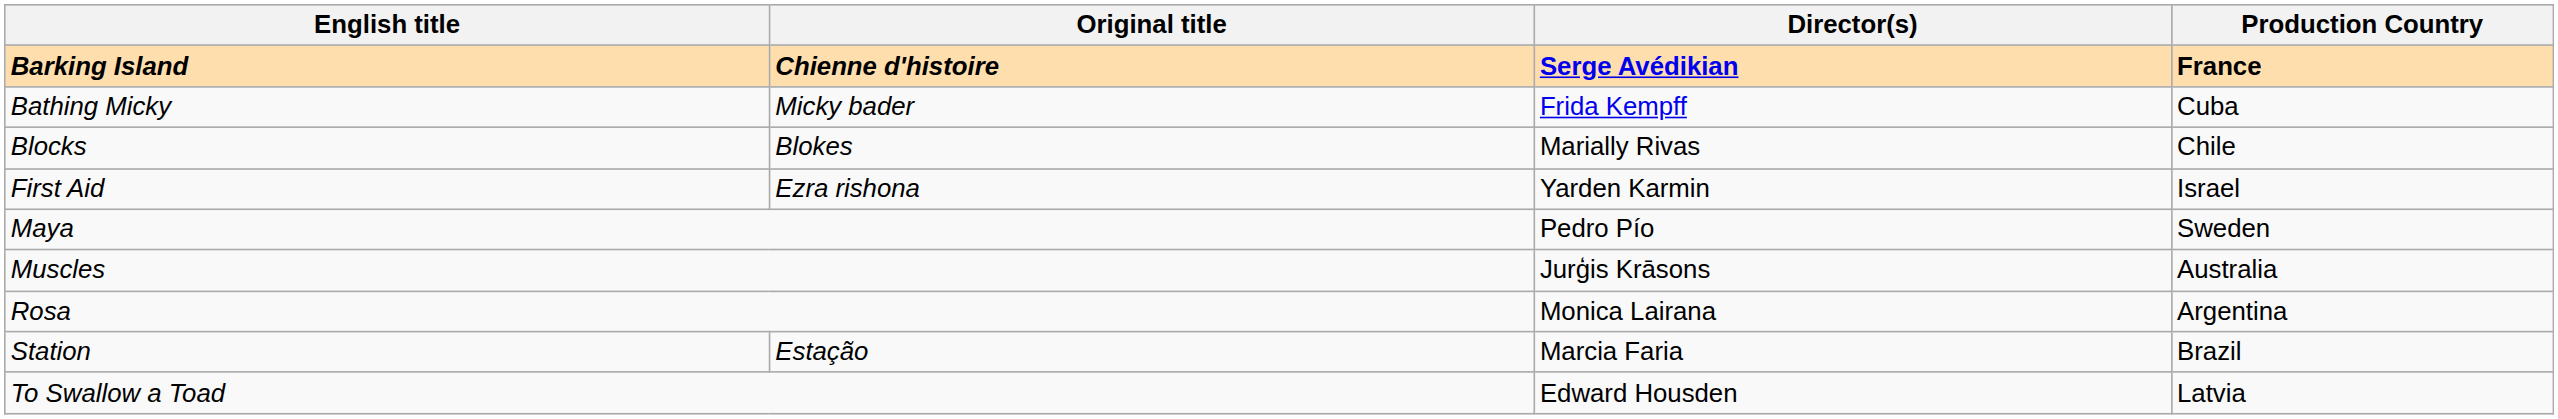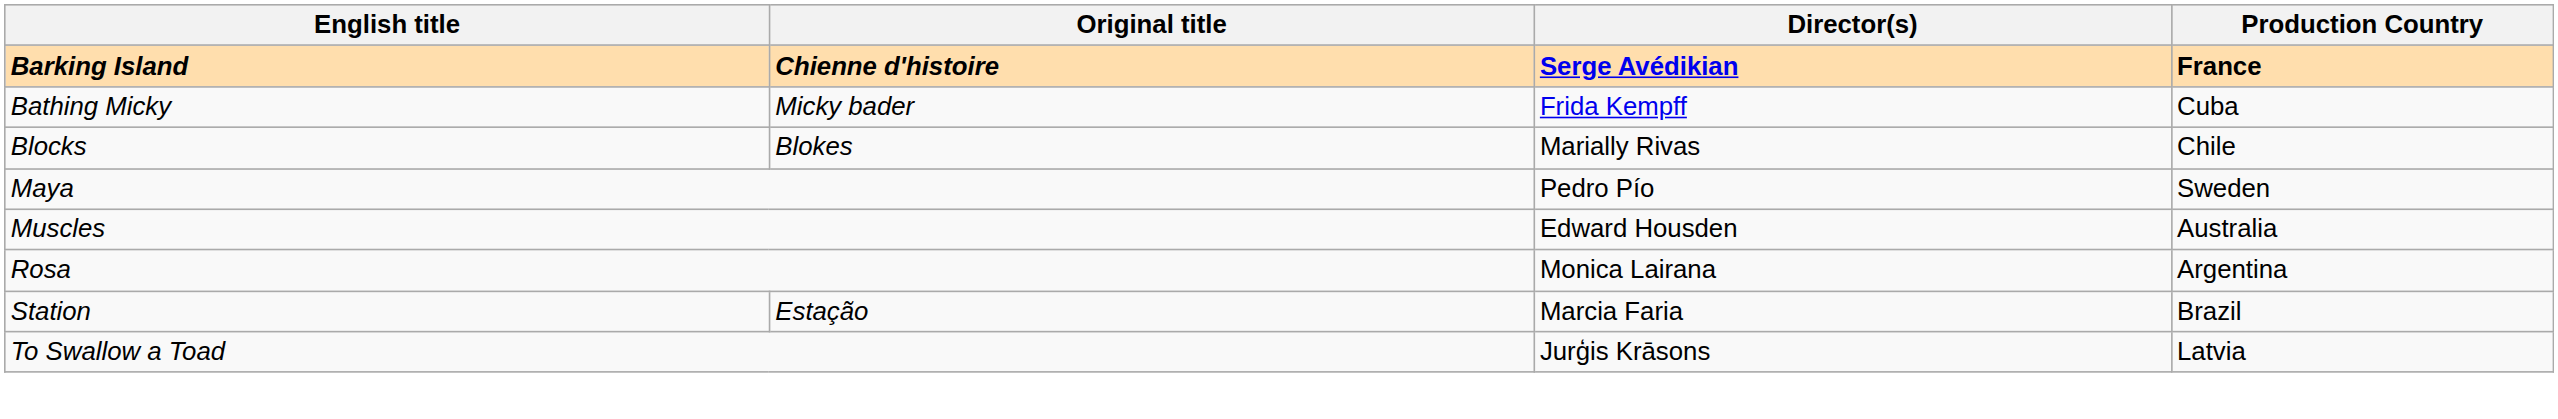- row: (57, 188)
(1625, 270) Jurģis Krāsons -> (1639, 229) Edward Housden
(1639, 392) Edward Housden -> (1625, 351) Jurģis Krāsons
